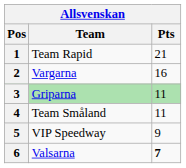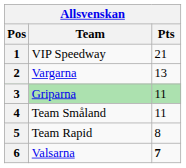(62, 53) Team Rapid -> (69, 53) VIP Speedway
(161, 73) 16 -> (161, 73) 13
(69, 133) VIP Speedway -> (62, 133) Team Rapid
(158, 133) 9 -> (158, 133) 8
